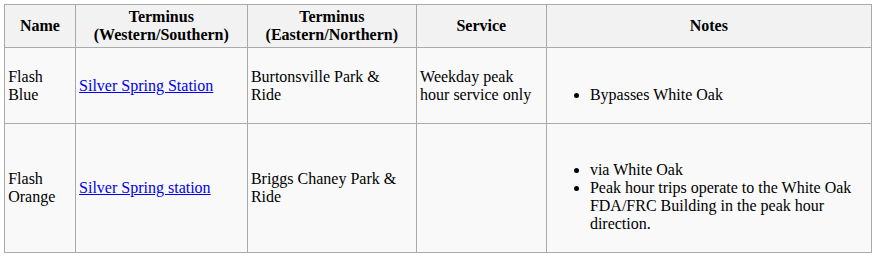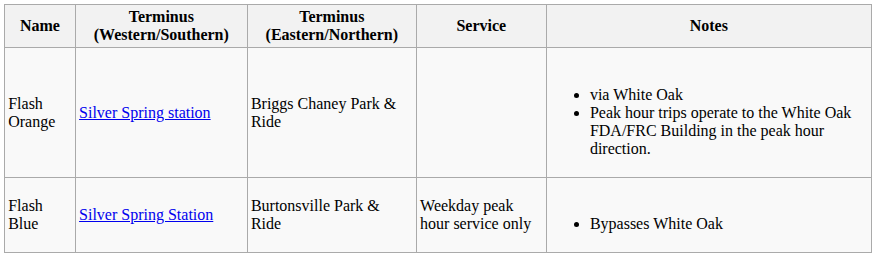rows swapped: (26, 85) <-> (32, 187)
